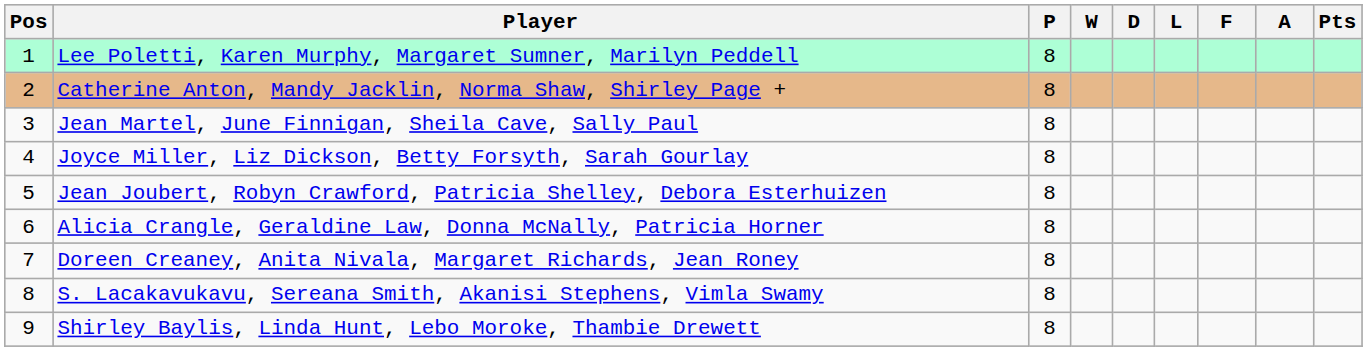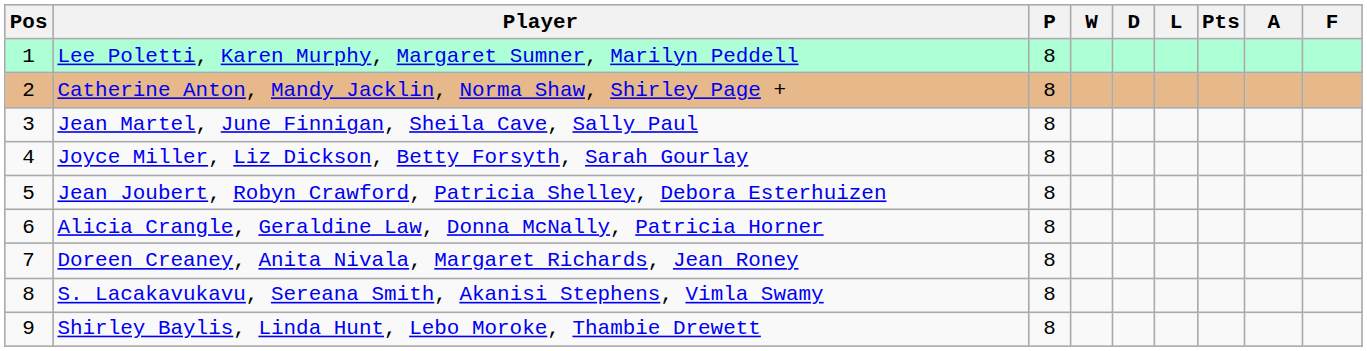columns swapped: (1226, 22) <-> (1337, 22)
